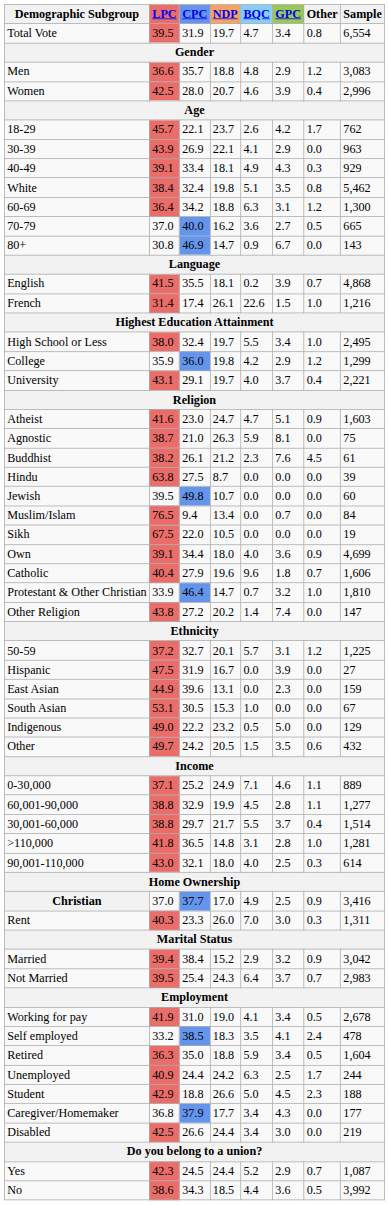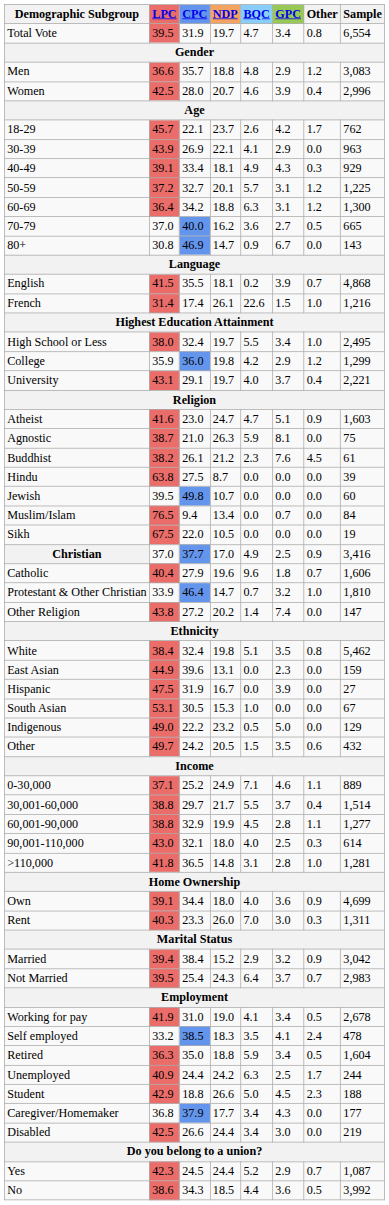rows swapped: (21, 650) <-> (22, 187)
rows swapped: (77, 901) <-> (19, 554)
rows swapped: (33, 689) <-> (29, 669)
rows swapped: (43, 824) <-> (43, 804)
rows swapped: (45, 862) <-> (30, 843)
